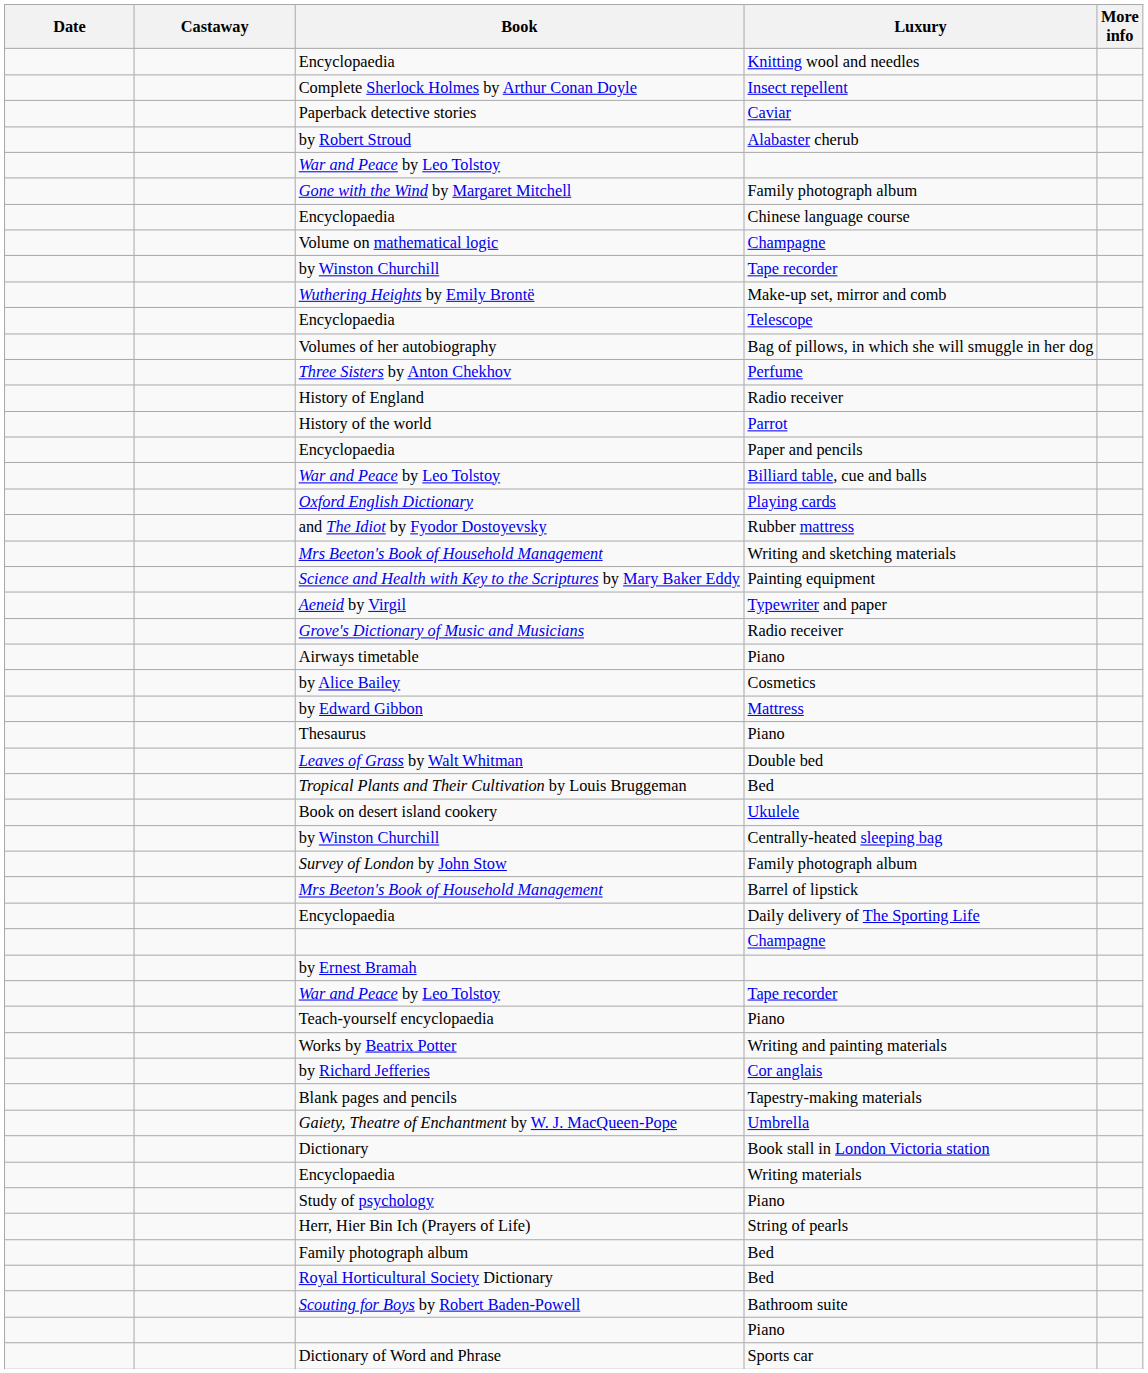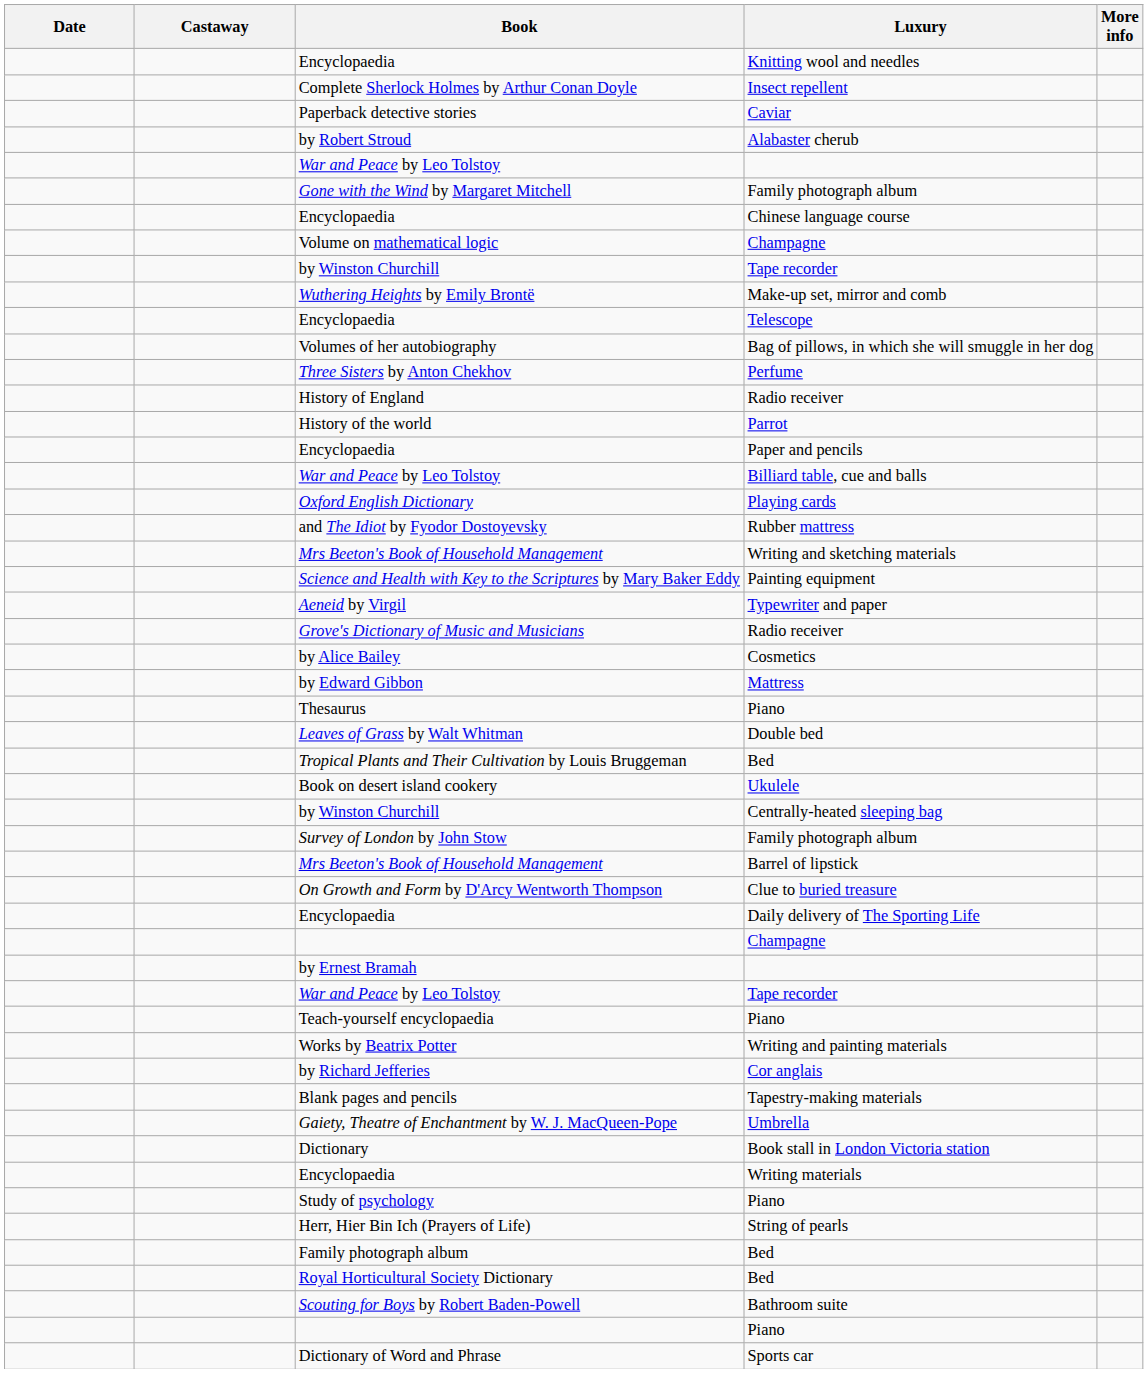- row: (359, 656)
+ row: (480, 889)
